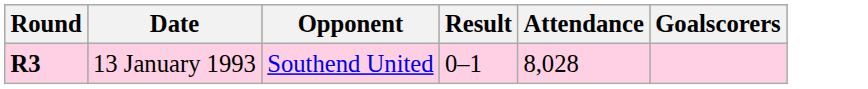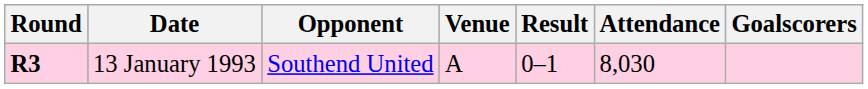+ column: (477, 24)
(551, 63) 8,028 -> (627, 63) 8,030
